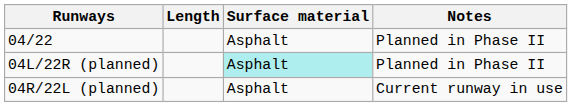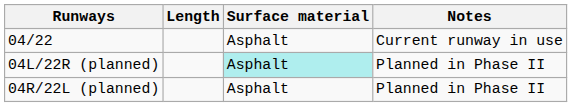(461, 41) Planned in Phase II -> (470, 41) Current runway in use
(470, 89) Current runway in use -> (461, 89) Planned in Phase II
